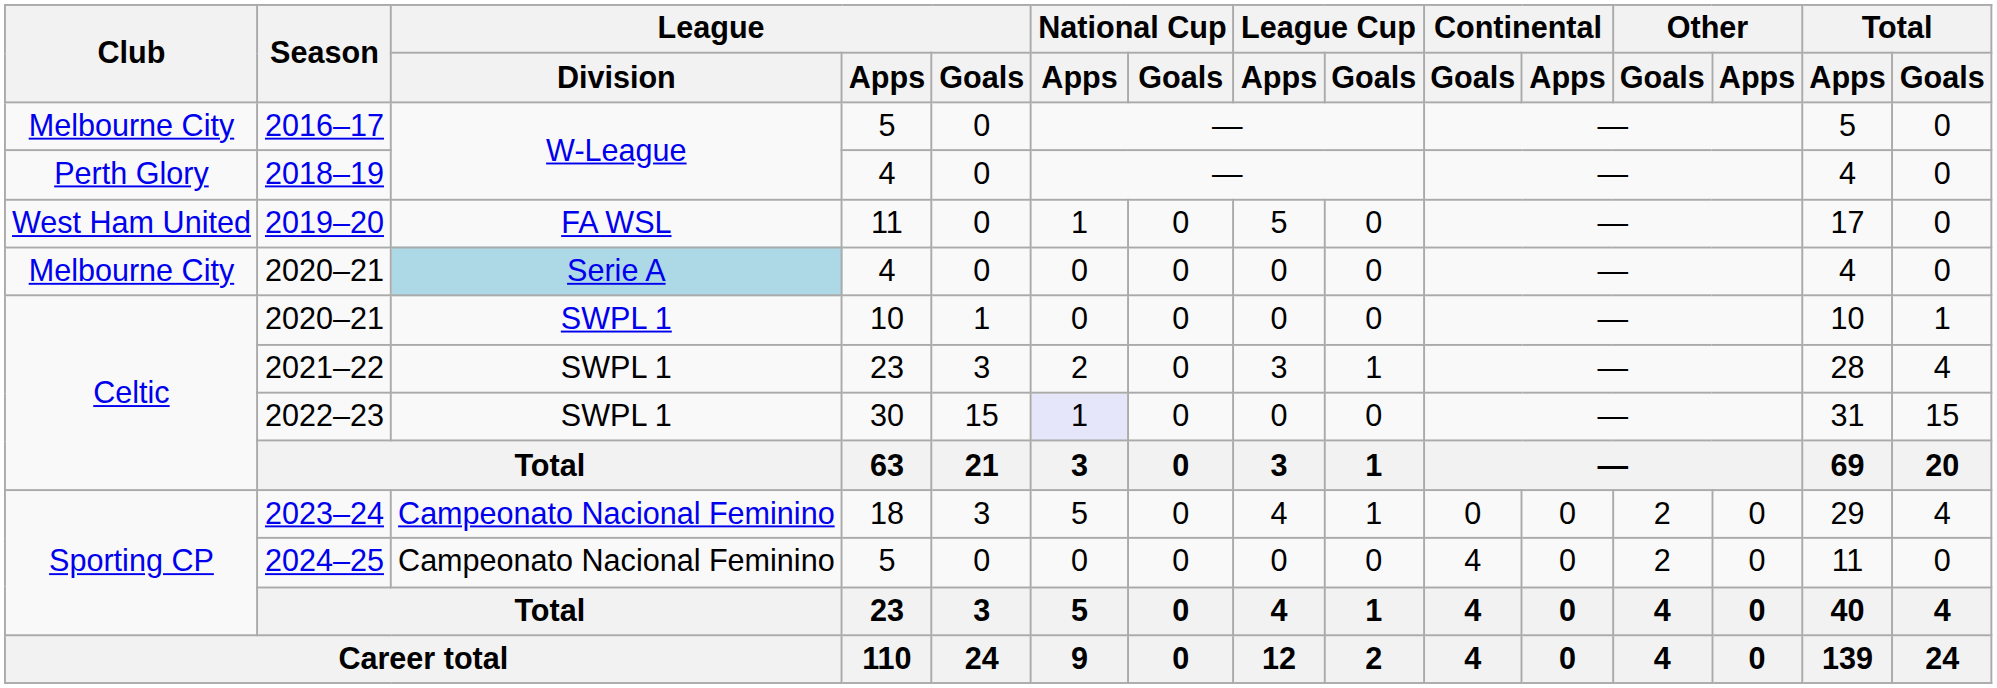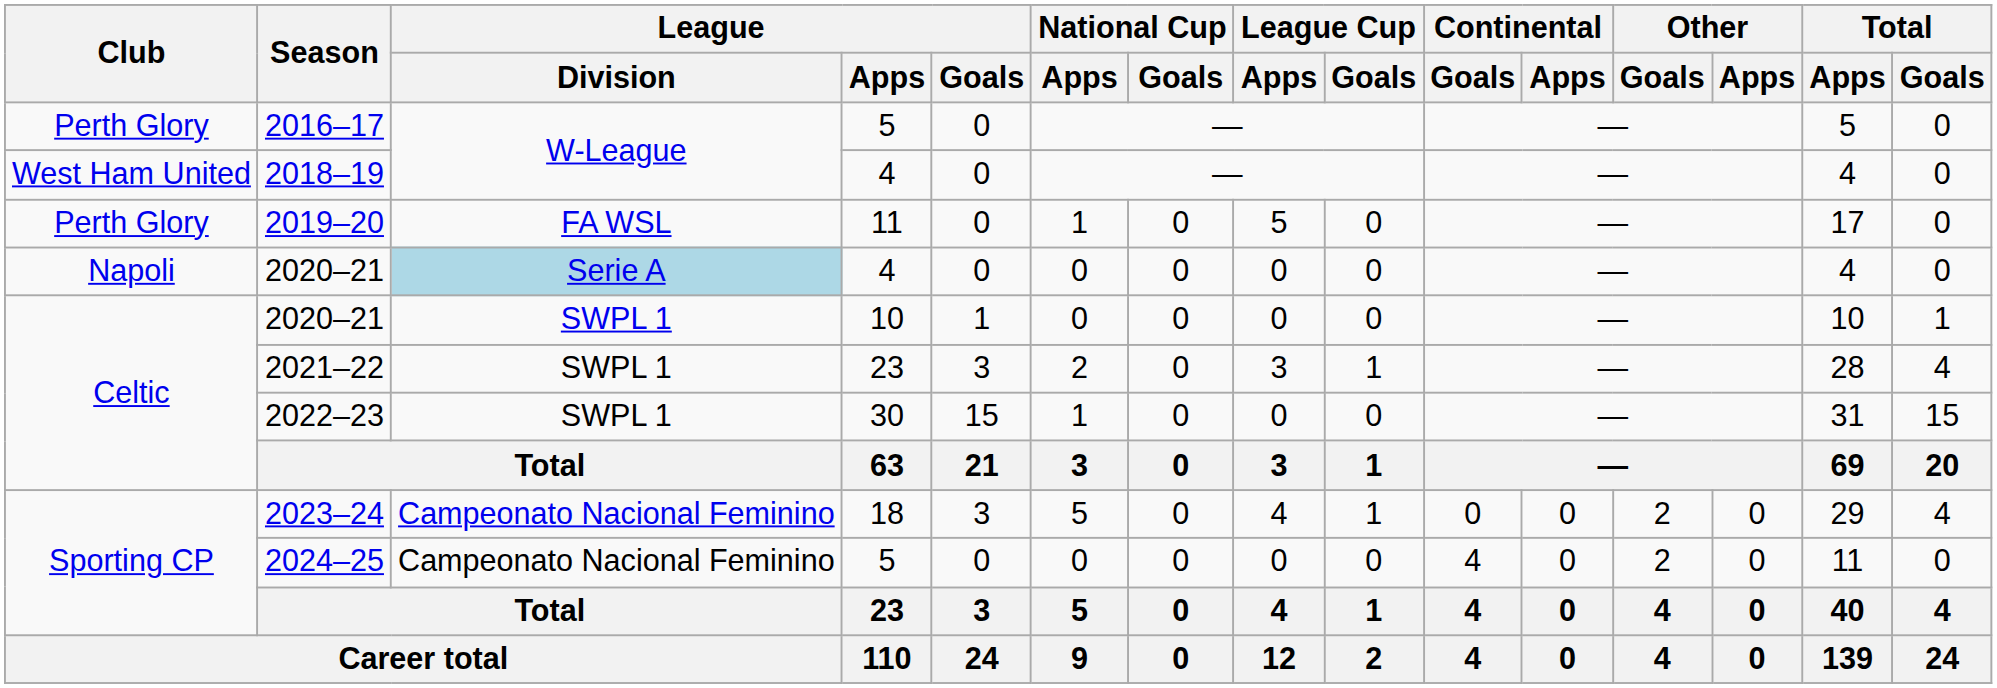(131, 125) Melbourne City -> (131, 125) Perth Glory
(131, 174) Perth Glory -> (131, 174) West Ham United
(131, 222) West Ham United -> (131, 222) Perth Glory
(131, 271) Melbourne City -> (131, 271) Napoli
(1080, 416) lavender background -> (1080, 416) no background
